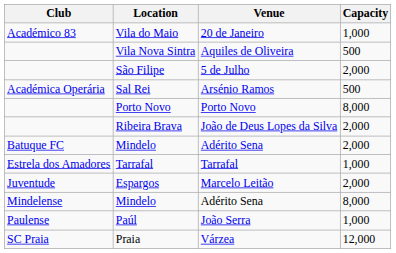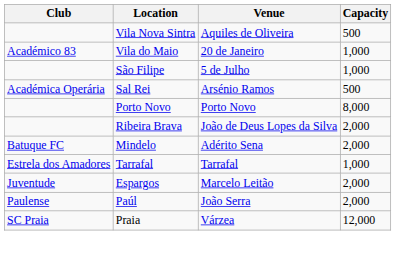rows swapped: (41, 32) <-> (59, 51)
(356, 70) 2,000 -> (356, 70) 1,000
- row: (35, 201)
(356, 220) 1,000 -> (356, 201) 2,000
